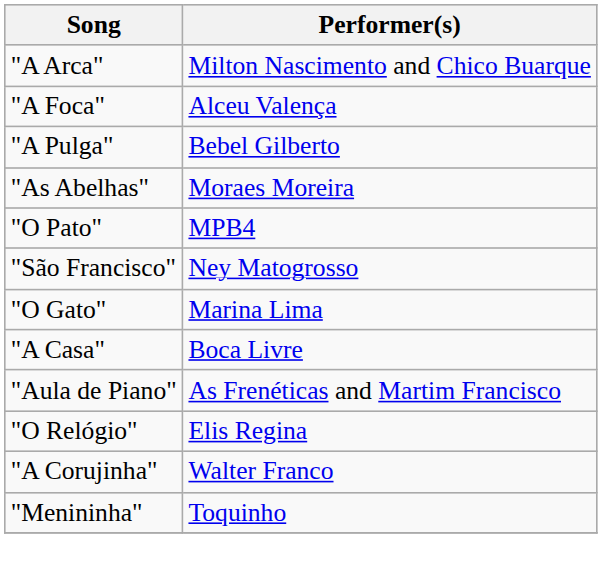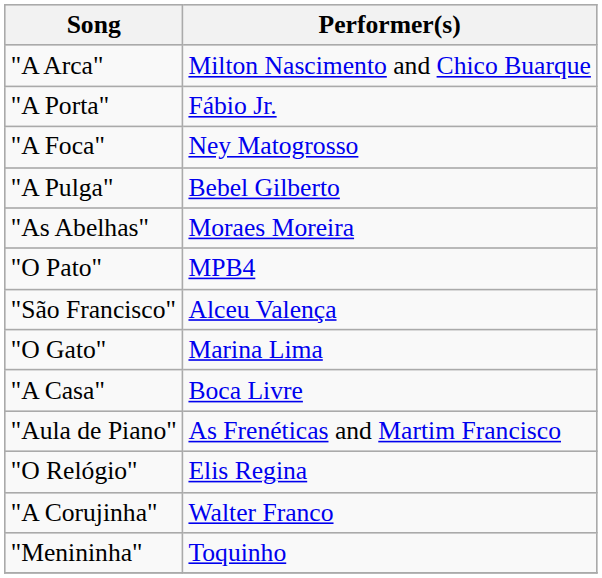+ row: (60, 106)
(262, 106) Alceu Valença -> (273, 146) Ney Matogrosso
(273, 268) Ney Matogrosso -> (262, 308) Alceu Valença
